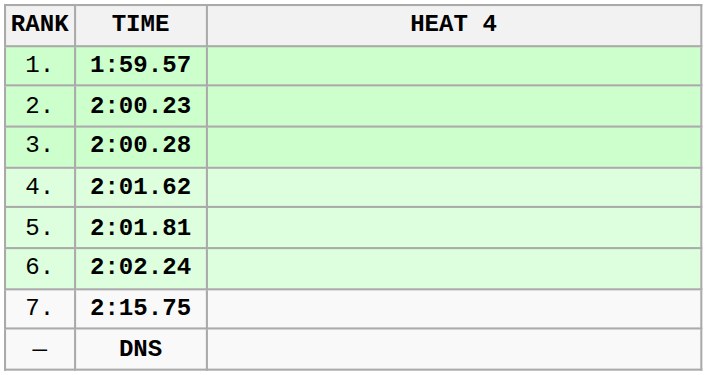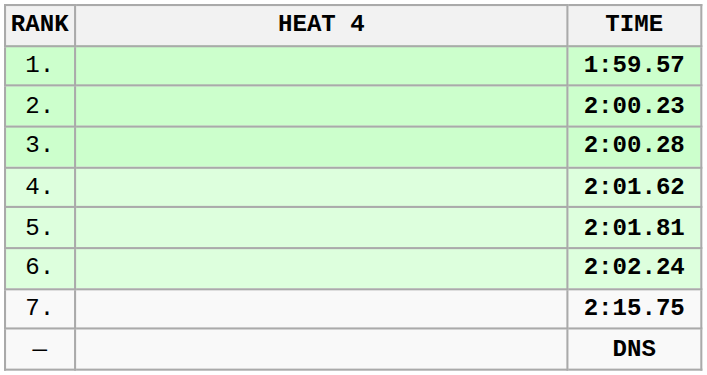columns swapped: (453, 25) <-> (141, 25)
